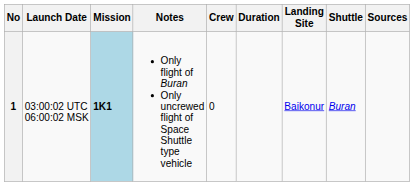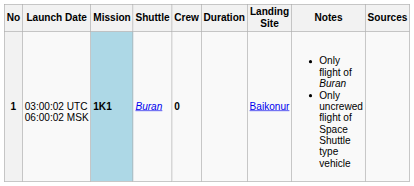columns swapped: (346, 18) <-> (170, 18)
(212, 106) normal -> (177, 106) bold
